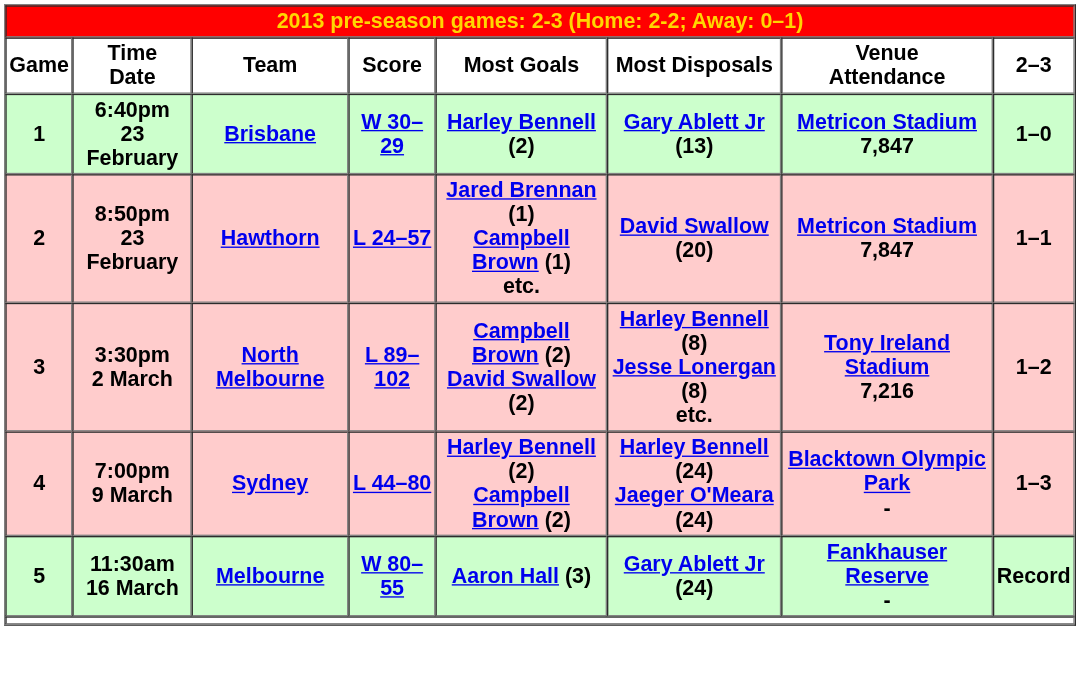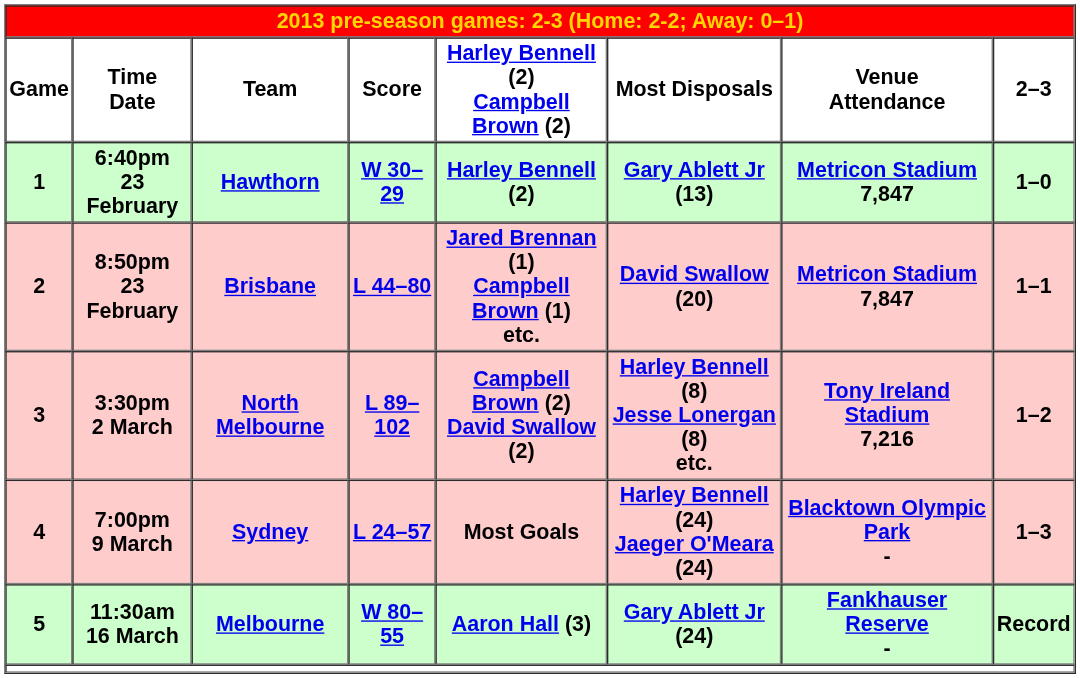(521, 65) Most Goals -> (521, 89) Harley Bennell (2) Campbell Brown (2)
(270, 133) Brisbane -> (270, 182) Hawthorn
(270, 238) Hawthorn -> (270, 286) Brisbane
(392, 238) L 24–57 -> (392, 286) L 44–80
(392, 483) L 44–80 -> (392, 531) L 24–57
(521, 483) Harley Bennell (2) Campbell Brown (2) -> (521, 531) Most Goals
